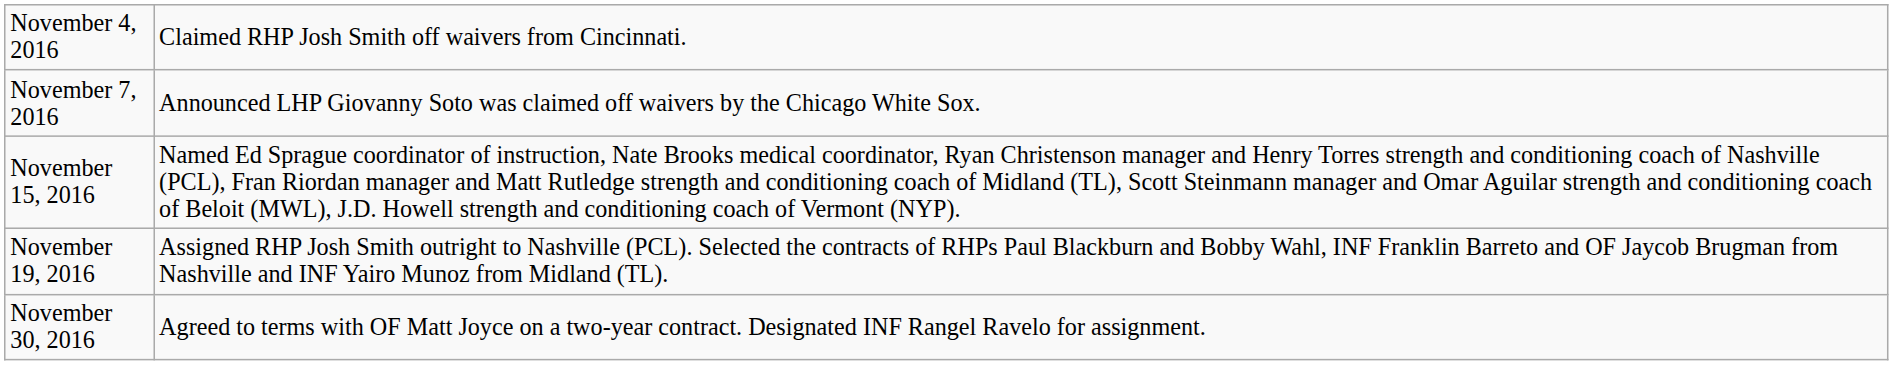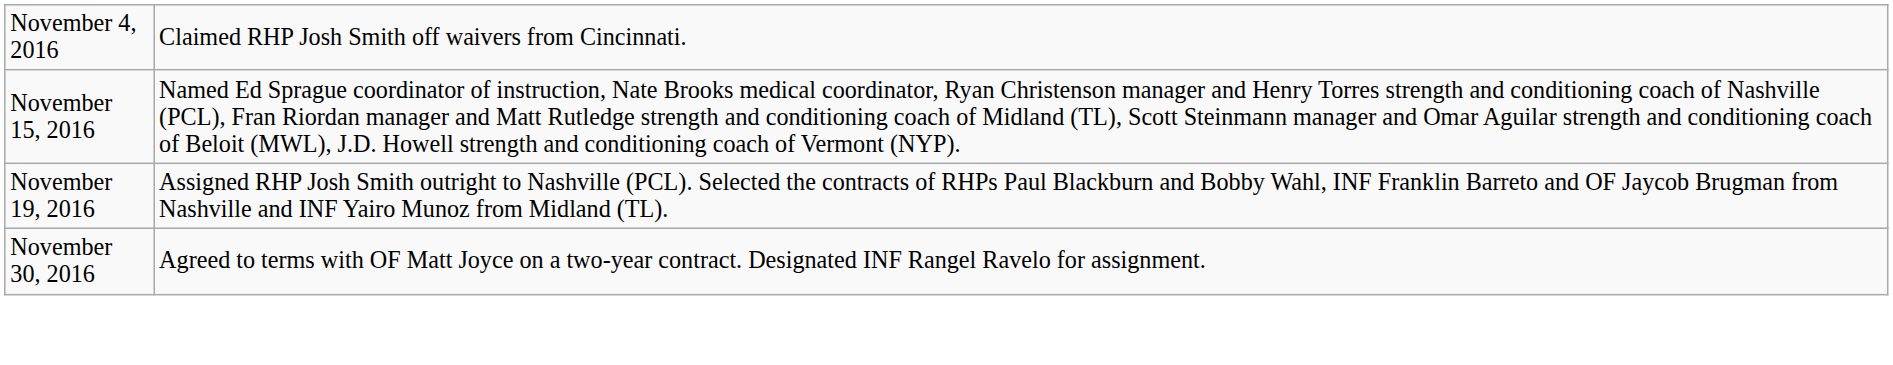- row: (73, 102)
